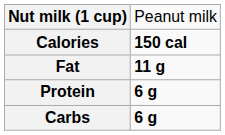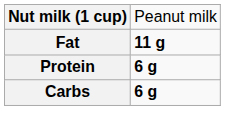- row: (68, 42)
